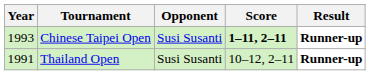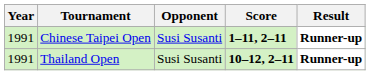(21, 37) 1993 -> (21, 37) 1991
(261, 59) normal -> (261, 59) bold
